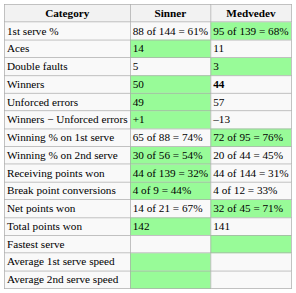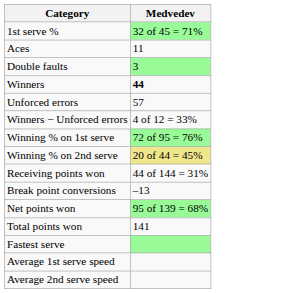- column: (170, 13)
(251, 31) 95 of 139 = 68% -> (168, 31) 32 of 45 = 71%
(222, 119) –13 -> (165, 119) 4 of 12 = 33%
(248, 155) no background -> (168, 155) khaki background
(245, 191) 4 of 12 = 33% -> (141, 191) –13
(248, 208) 32 of 45 = 71% -> (170, 208) 95 of 139 = 68%
